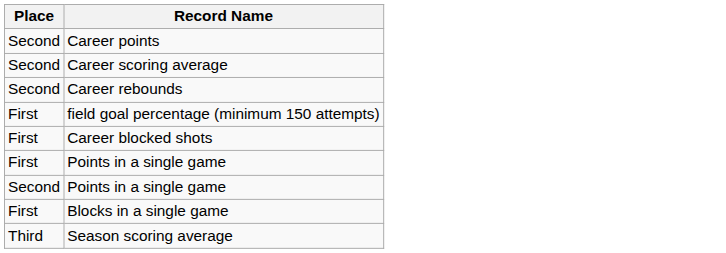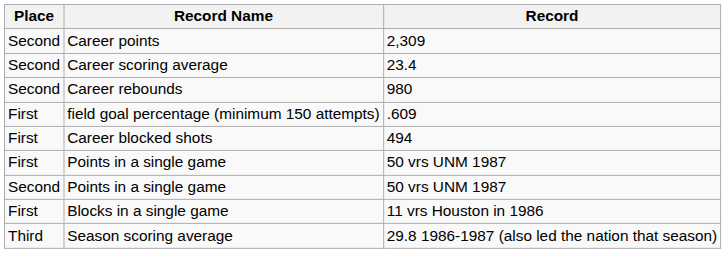+ column: (552, 16)
